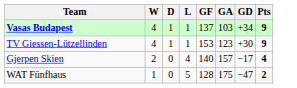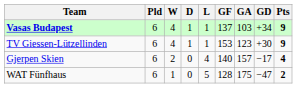+ column: (155, 12)
